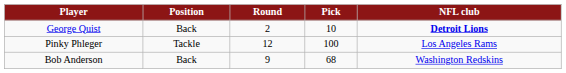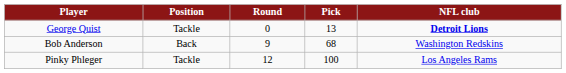(186, 28) Back -> (186, 28) Tackle
(267, 28) 2 -> (267, 28) 0
(331, 28) 10 -> (331, 28) 13
rows swapped: (74, 60) <-> (74, 44)
